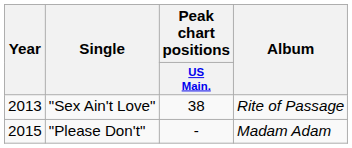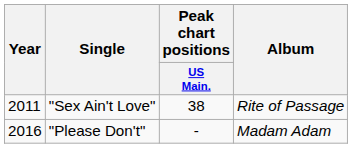(25, 106) 2013 -> (24, 106) 2011
(25, 131) 2015 -> (25, 131) 2016
